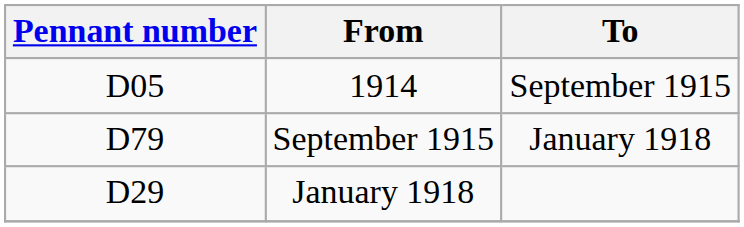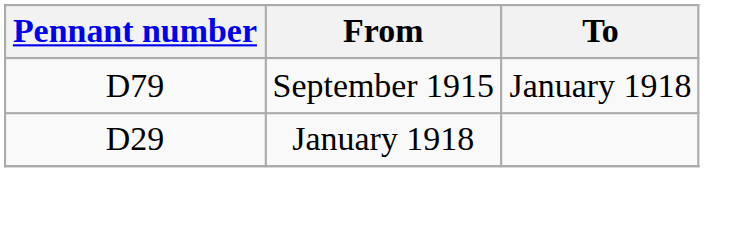- row: (383, 85)
